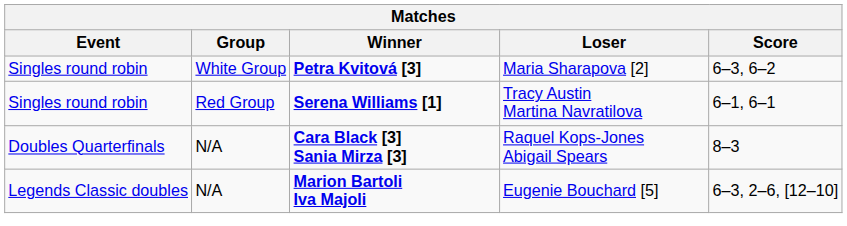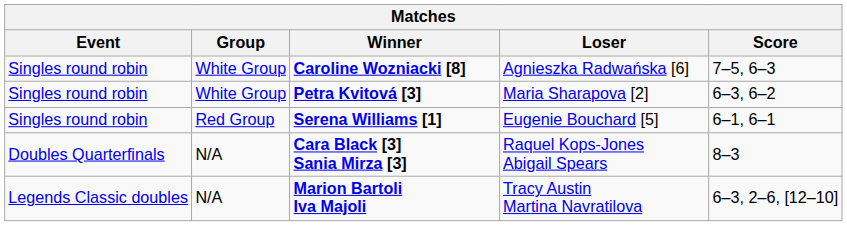+ row: (380, 68)
(573, 103) Tracy Austin Martina Navratilova -> (581, 119) Eugenie Bouchard [5]
(581, 190) Eugenie Bouchard [5] -> (573, 198) Tracy Austin Martina Navratilova
